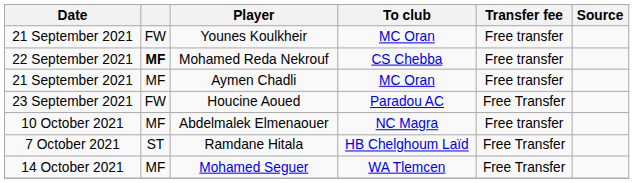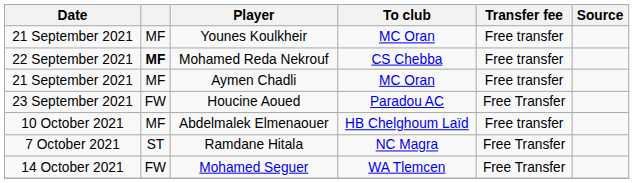(155, 37) FW -> (155, 37) MF
(407, 123) NC Magra -> (407, 123) HB Chelghoum Laïd
(407, 145) HB Chelghoum Laïd -> (407, 145) NC Magra
(155, 166) MF -> (155, 166) FW
